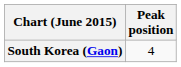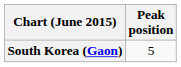(151, 51) 4 -> (151, 51) 5
